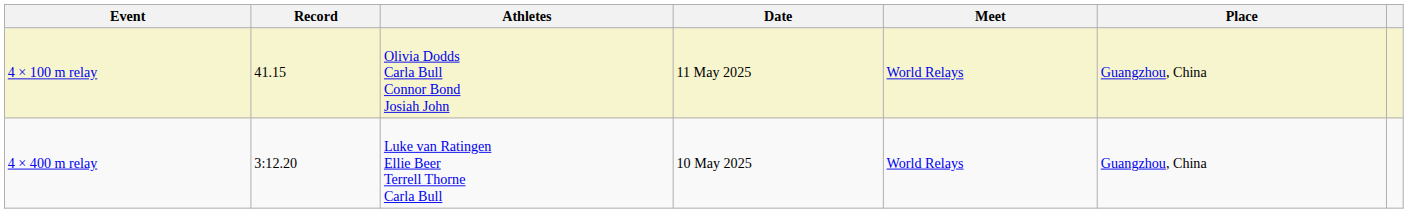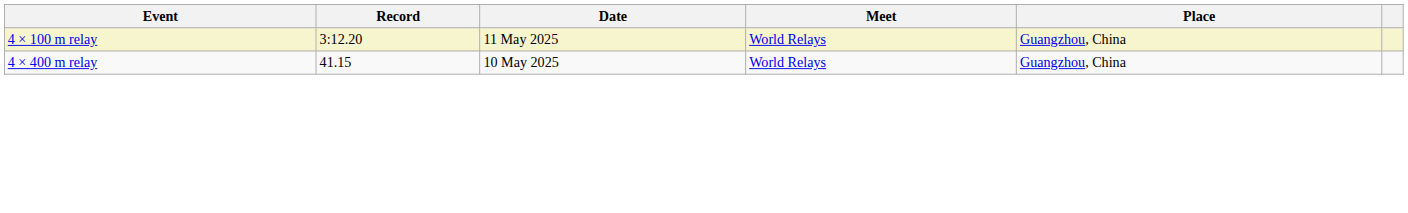- column: (527, 16)
(270, 73) 41.15 -> (341, 39) 3:12.20
(276, 163) 3:12.20 -> (335, 62) 41.15
